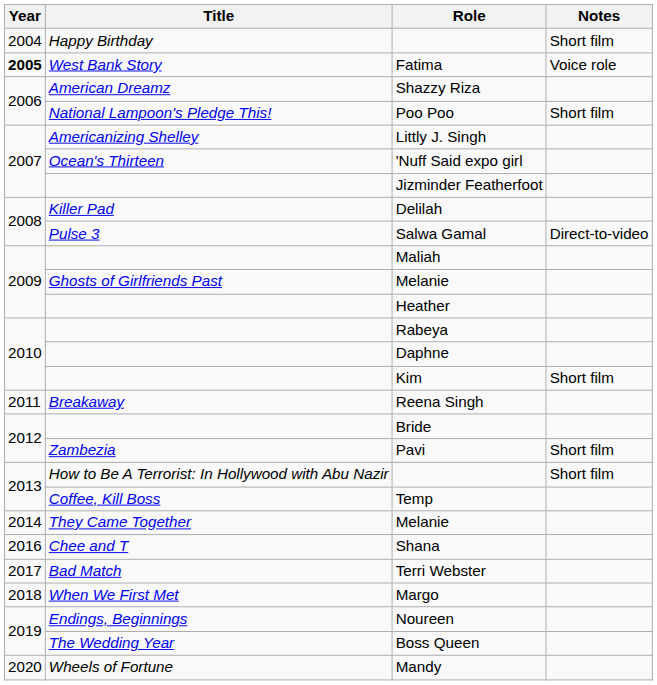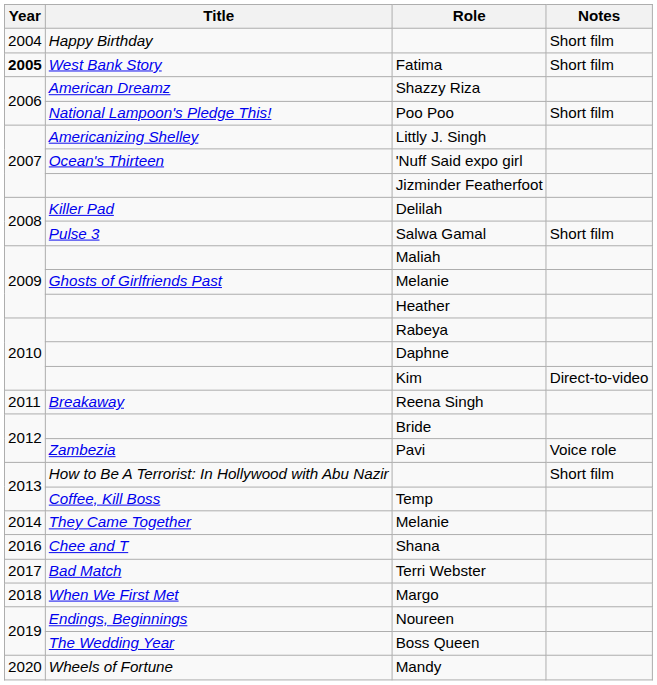(583, 64) Voice role -> (582, 64) Short film
(599, 233) Direct-to-video -> (582, 233) Short film
(582, 378) Short film -> (599, 378) Direct-to-video
(582, 450) Short film -> (583, 450) Voice role
